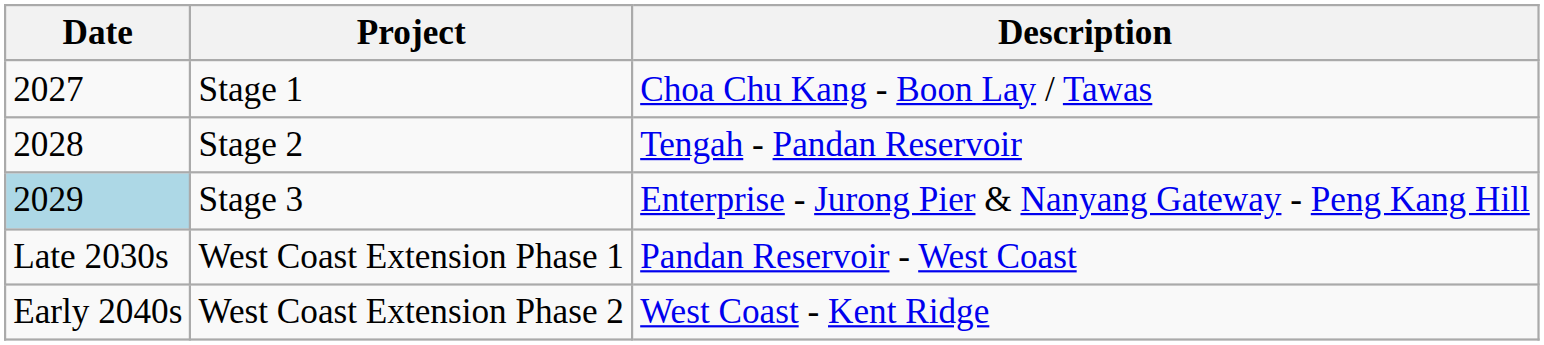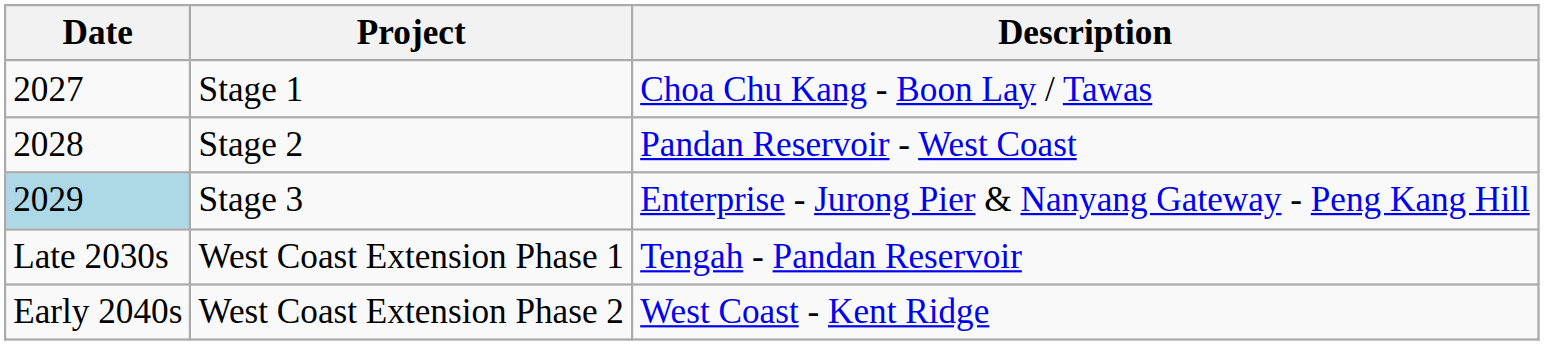(831, 144) Tengah - Pandan Reservoir -> (858, 144) Pandan Reservoir - West Coast
(858, 255) Pandan Reservoir - West Coast -> (831, 255) Tengah - Pandan Reservoir
